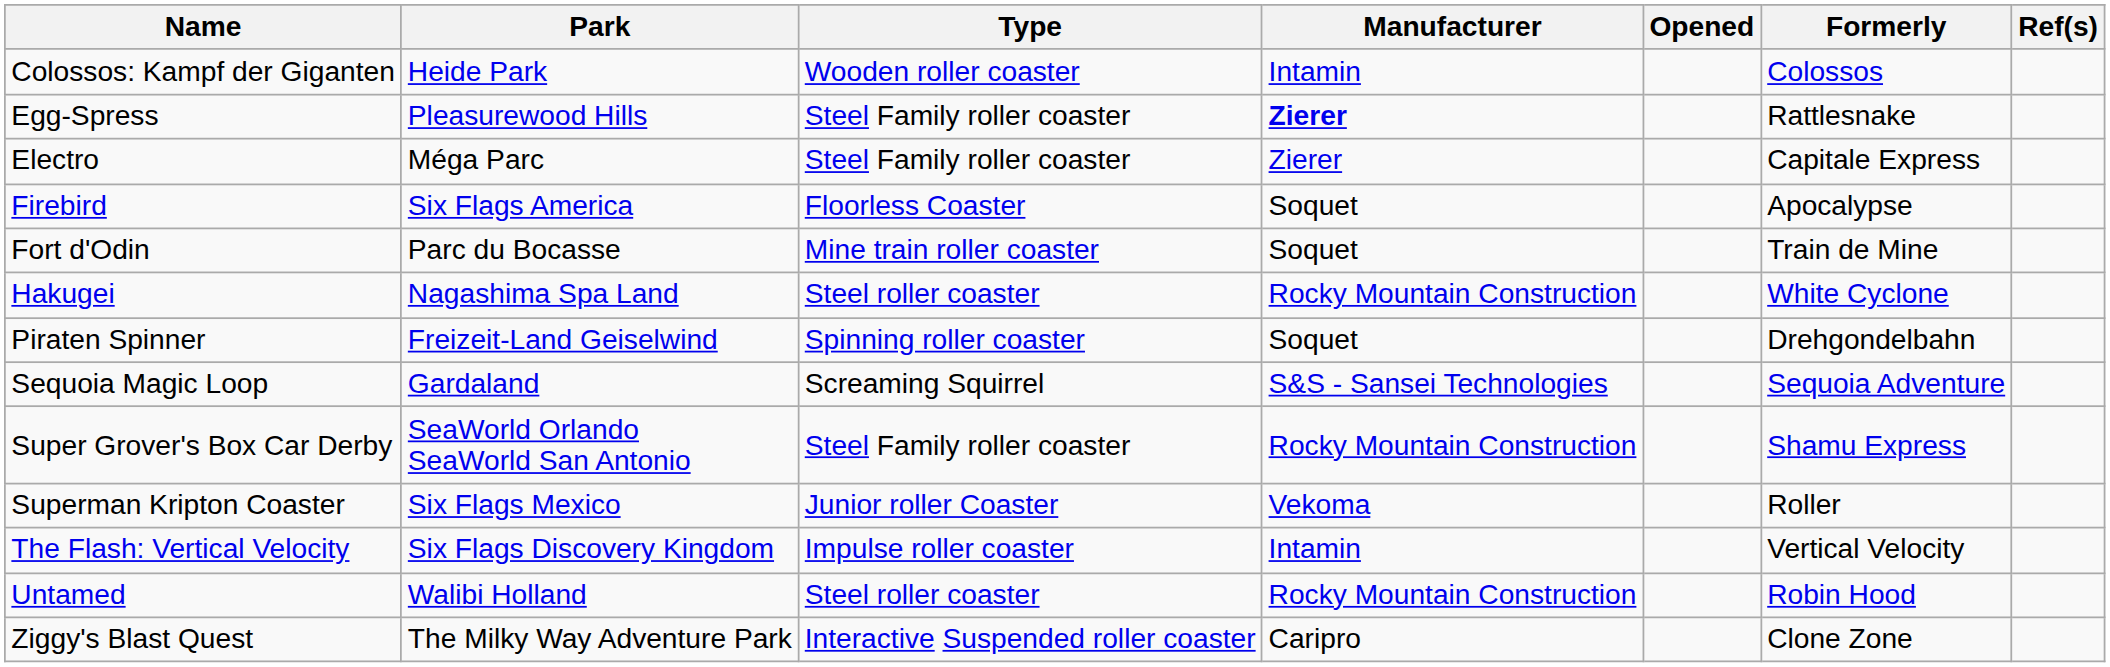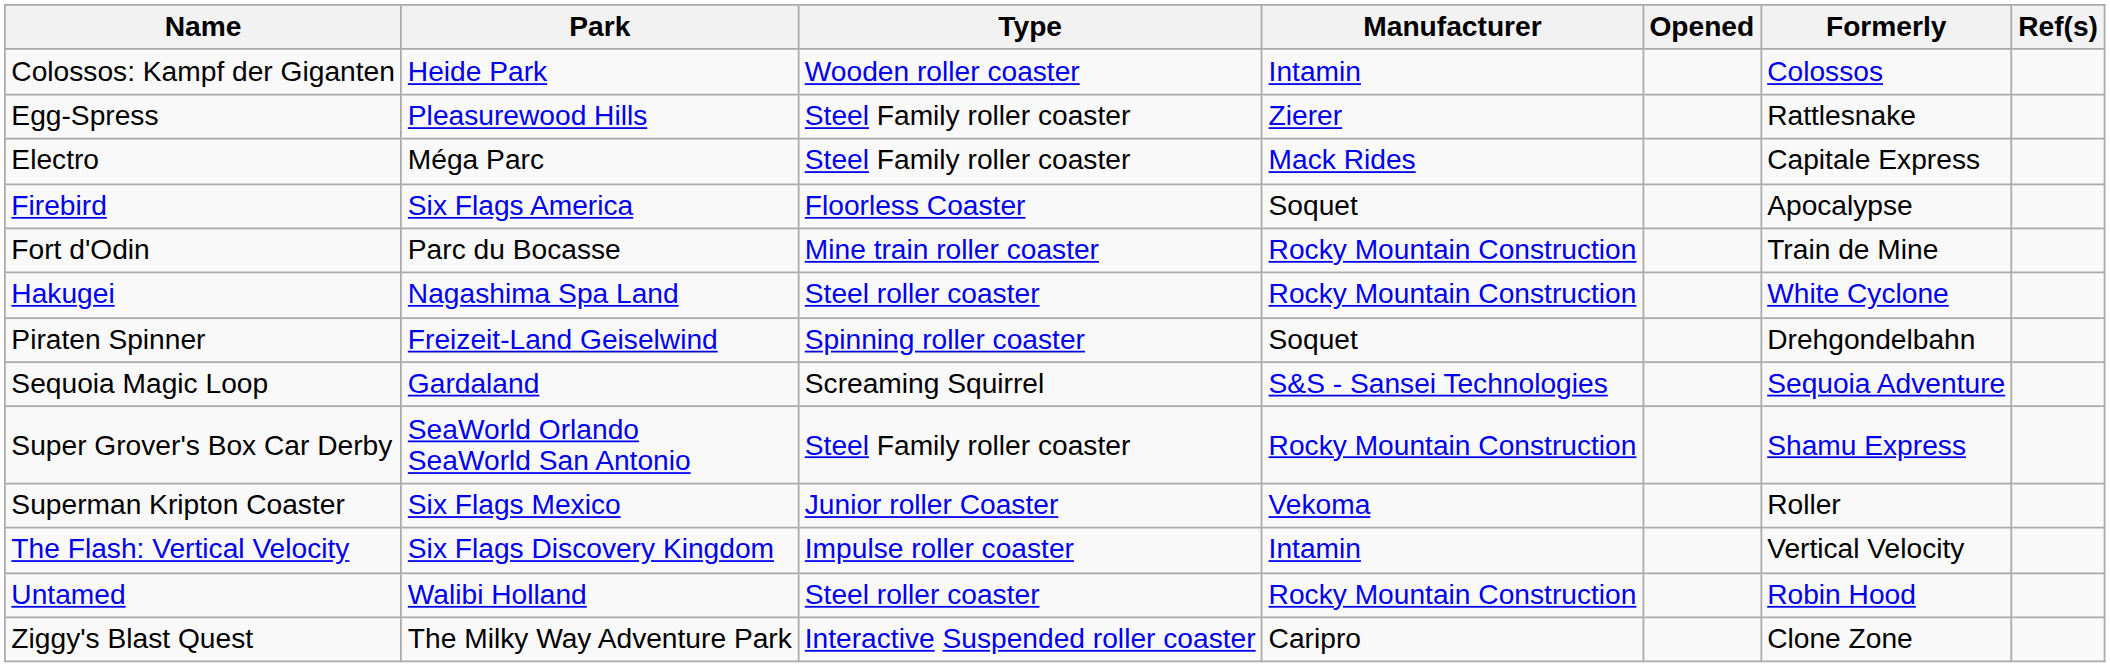(1308, 116) bold -> (1305, 116) normal
(1305, 160) Zierer -> (1342, 160) Mack Rides
(1313, 250) Soquet -> (1452, 250) Rocky Mountain Construction
